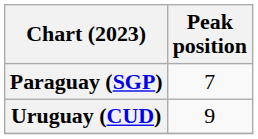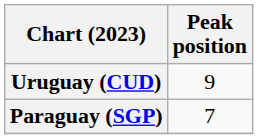rows swapped: (86, 81) <-> (86, 116)
